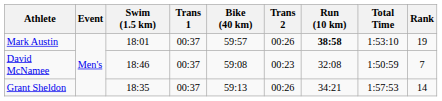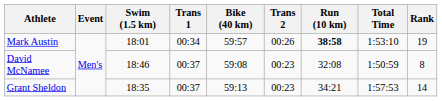(188, 42) 00:37 -> (188, 42) 00:34
(422, 65) 7 -> (422, 65) 8
(283, 88) 00:26 -> (283, 88) 00:23
